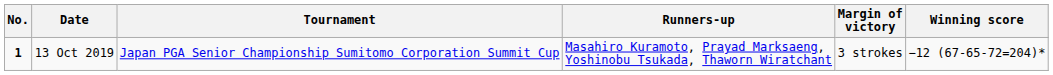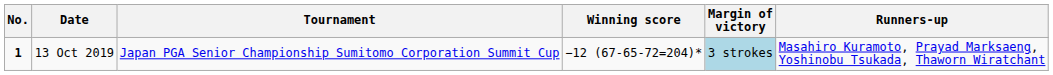columns swapped: (977, 21) <-> (699, 21)
(870, 54) no background -> (740, 54) lightblue background
